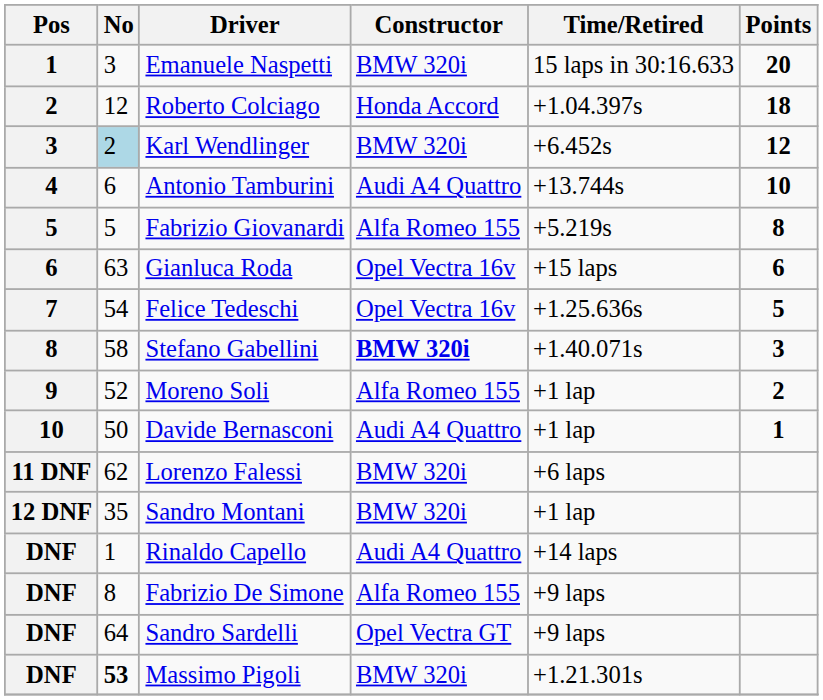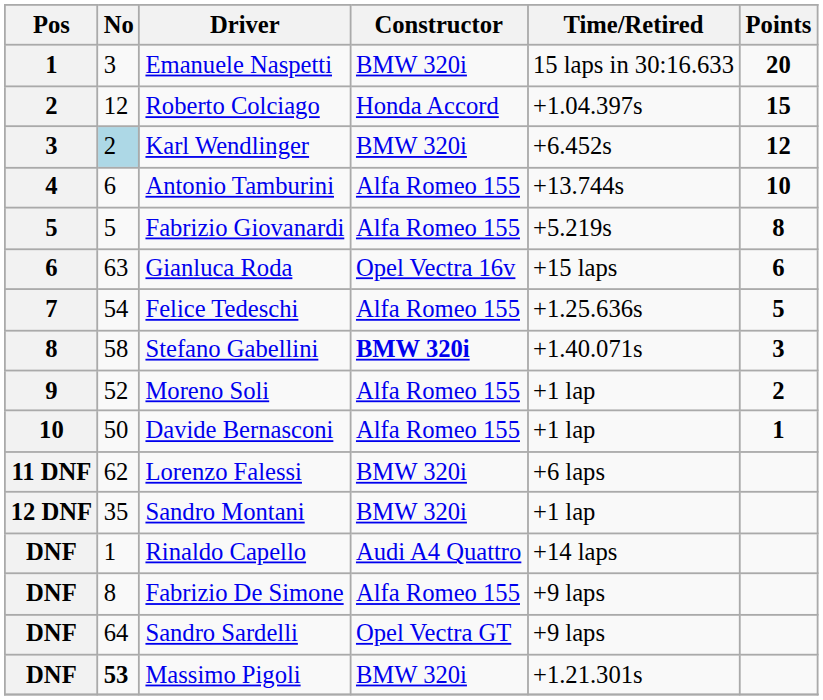(778, 105) 18 -> (778, 105) 15
(439, 186) Audi A4 Quattro -> (438, 186) Alfa Romeo 155
(436, 308) Opel Vectra 16v -> (438, 308) Alfa Romeo 155
(439, 430) Audi A4 Quattro -> (438, 430) Alfa Romeo 155
